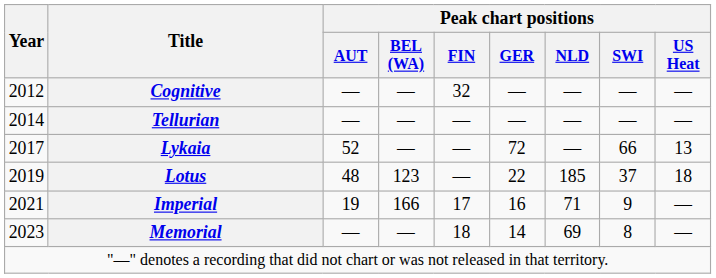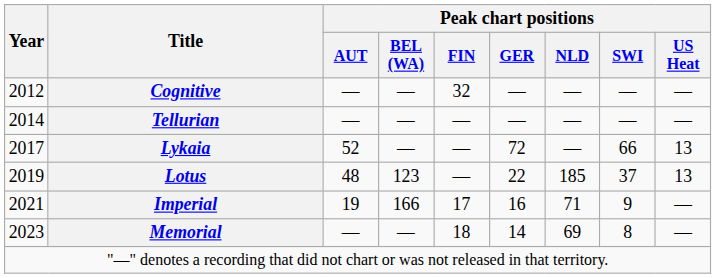(683, 176) 18 -> (683, 176) 13
